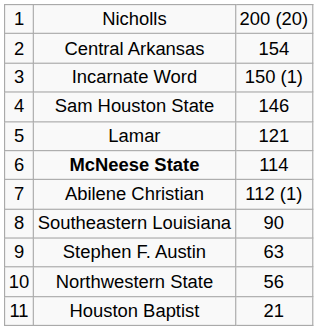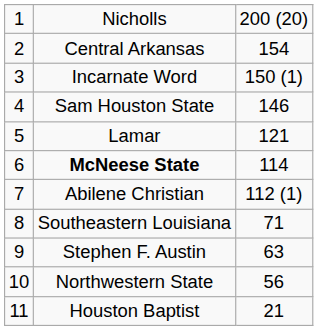(274, 223) 90 -> (274, 223) 71
